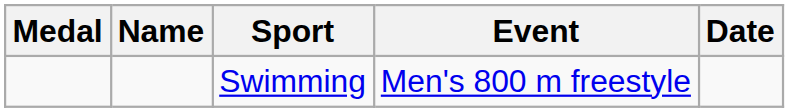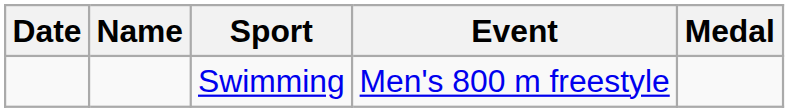columns swapped: (58, 31) <-> (740, 31)
